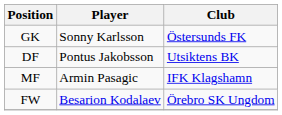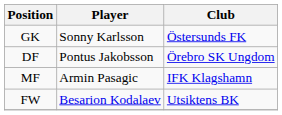(203, 57) Utsiktens BK -> (221, 57) Örebro SK Ungdom
(221, 99) Örebro SK Ungdom -> (203, 99) Utsiktens BK
